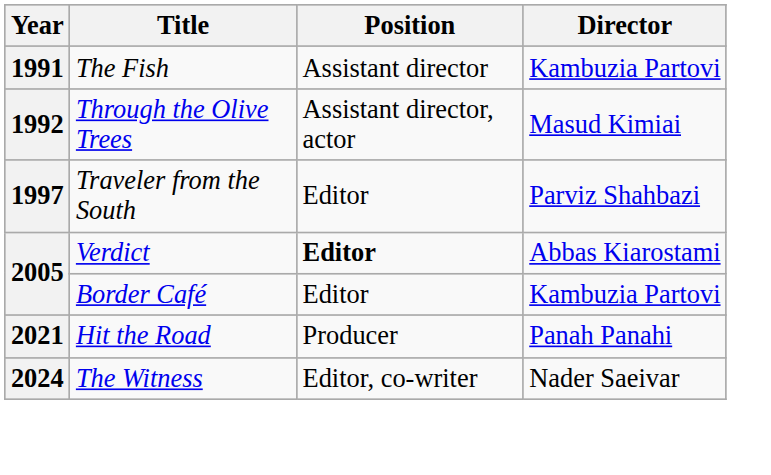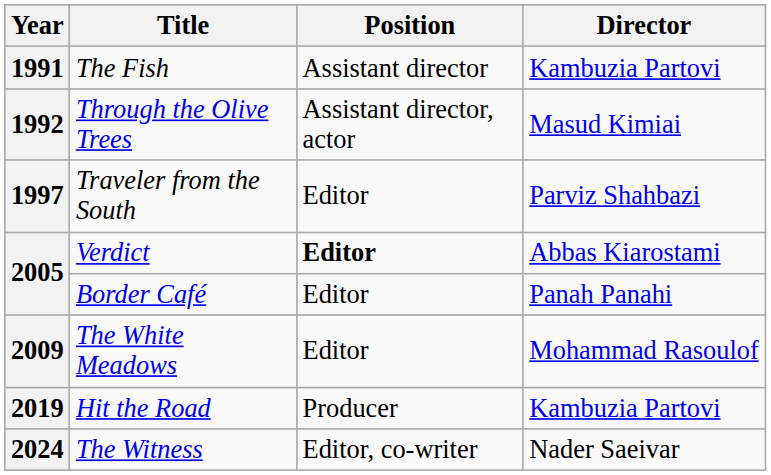(625, 294) Kambuzia Partovi -> (601, 294) Panah Panahi
+ row: (130, 350)
(37, 336) 2021 -> (37, 407) 2019
(601, 336) Panah Panahi -> (625, 407) Kambuzia Partovi
